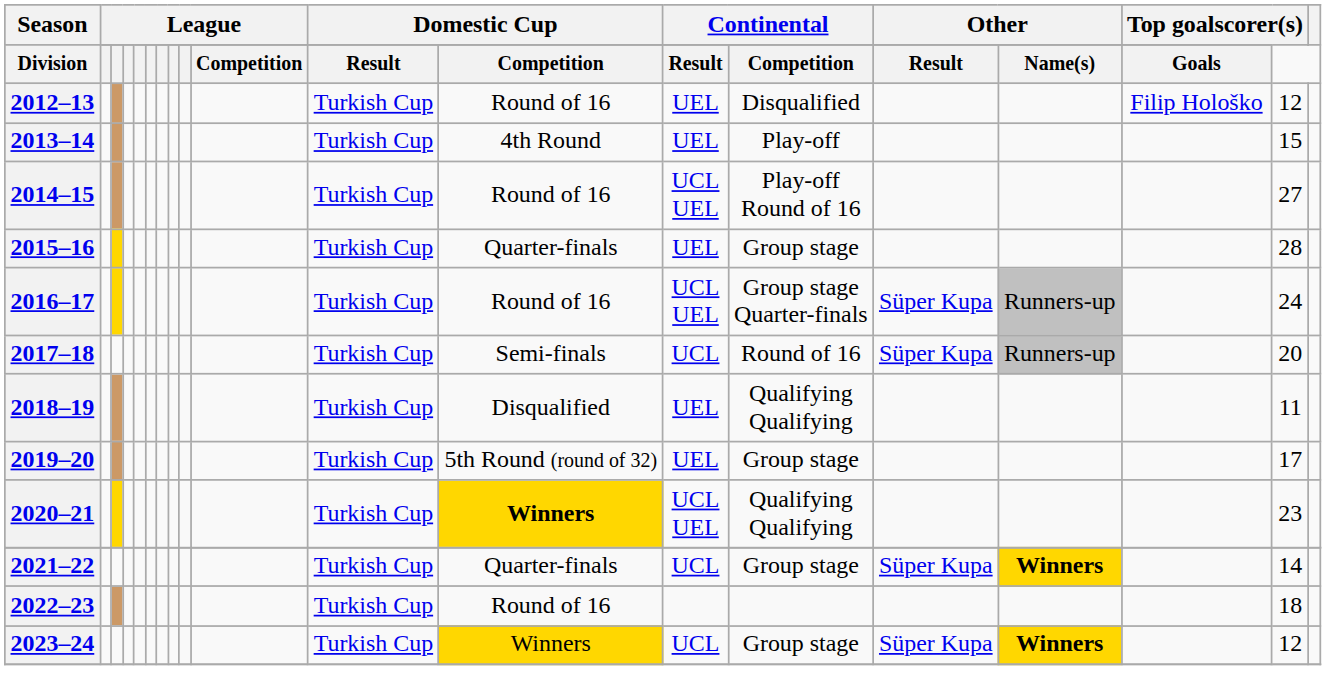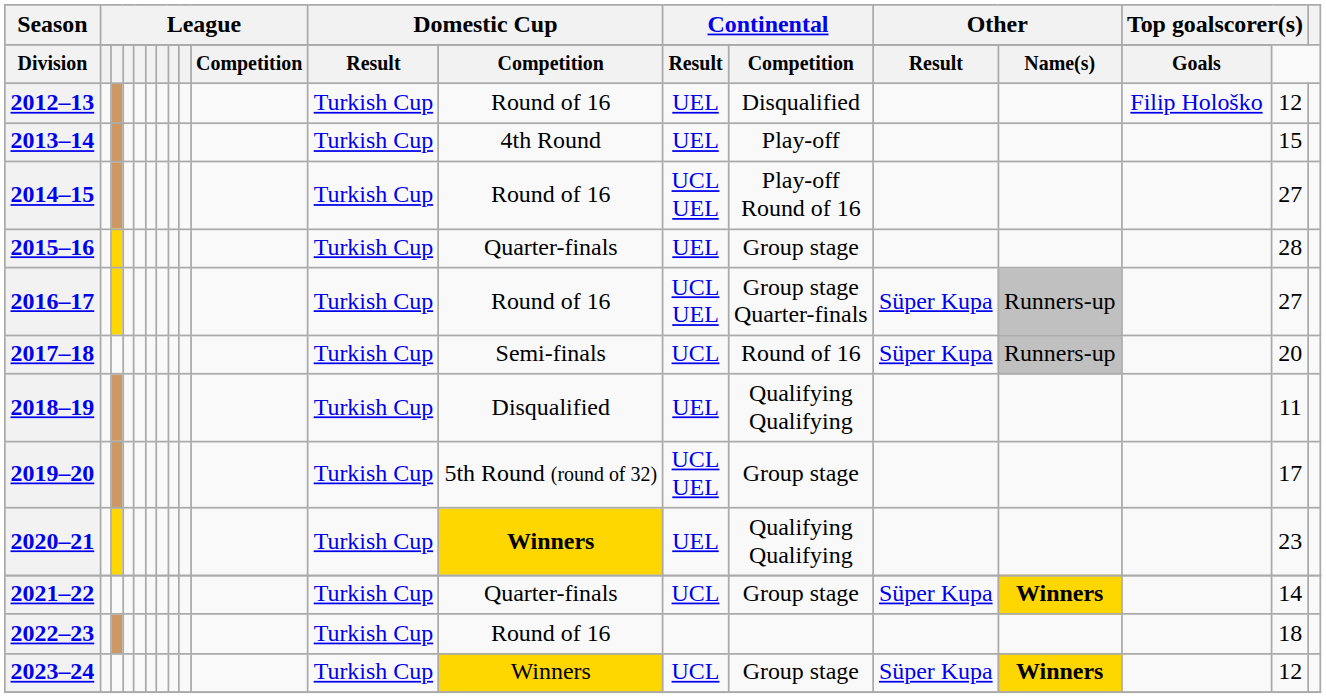(1290, 300) 24 -> (1290, 300) 27
(696, 459) UEL -> (696, 473) UCL UEL
(696, 512) UCL UEL -> (696, 540) UEL
